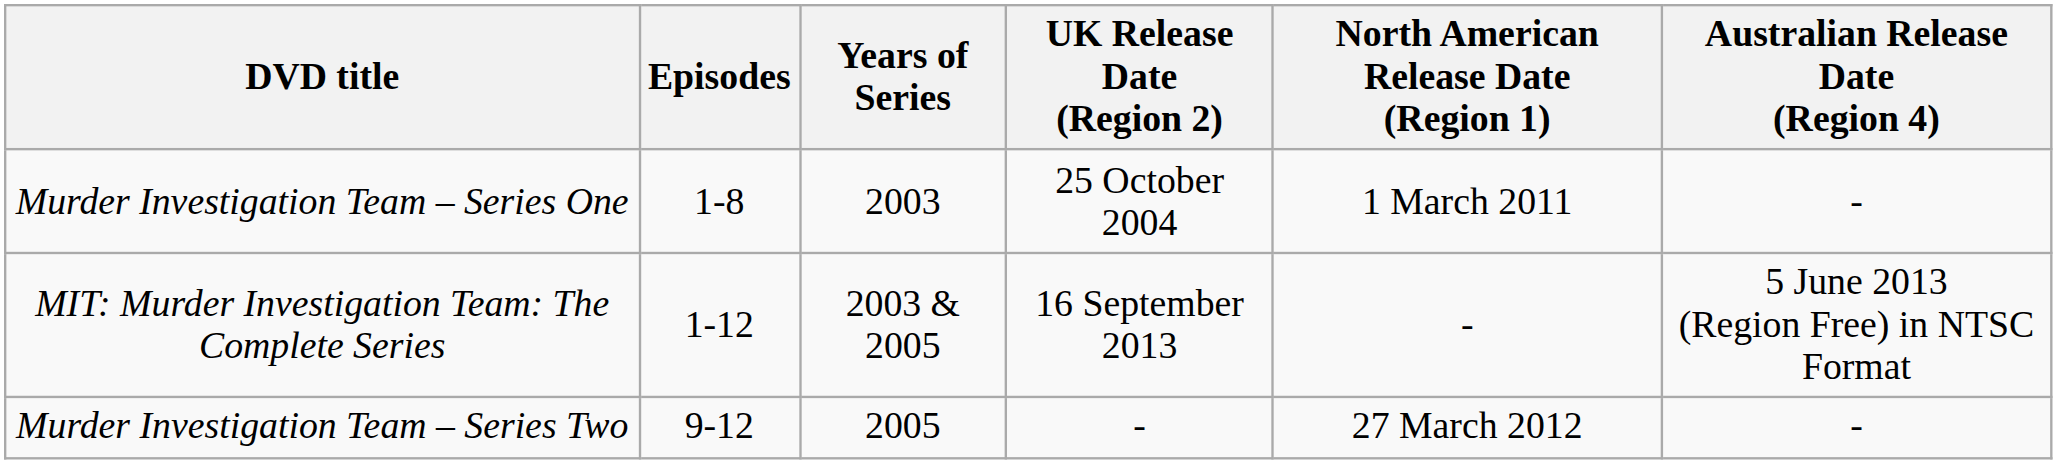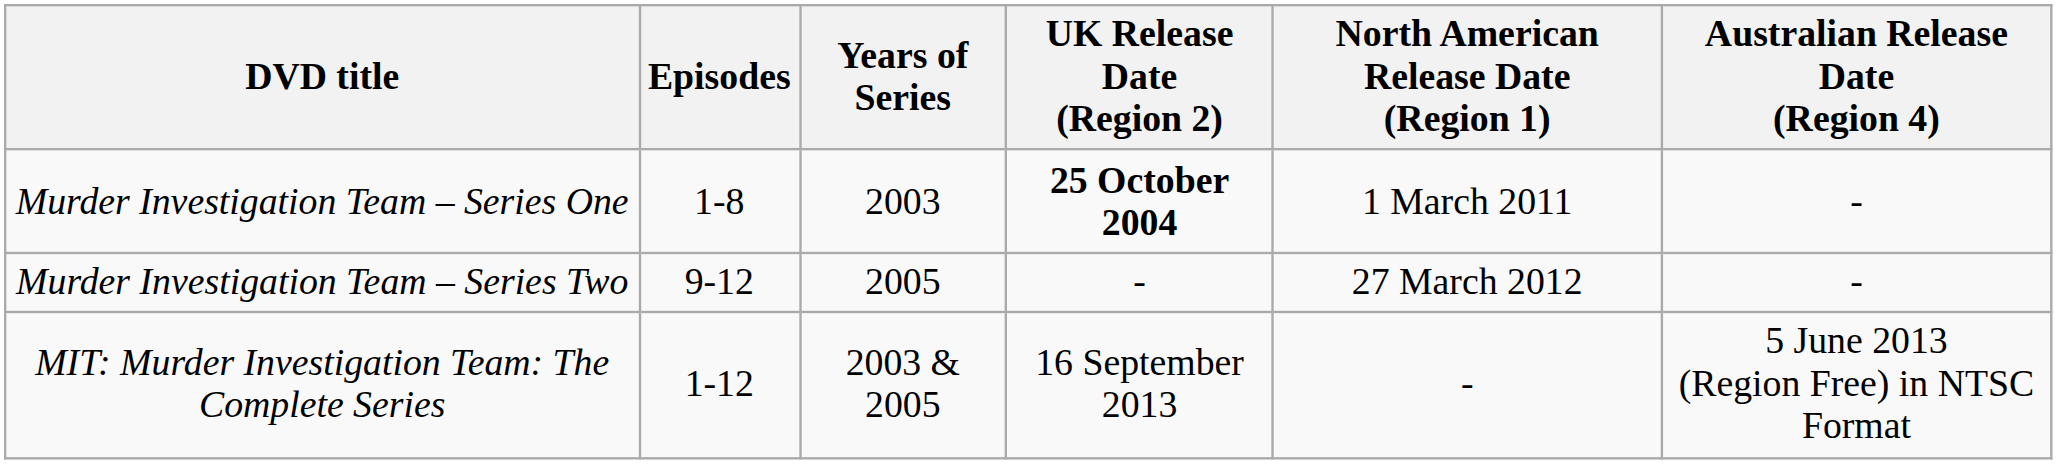(1140, 200) normal -> (1140, 200) bold
rows swapped: (322, 426) <-> (322, 324)
